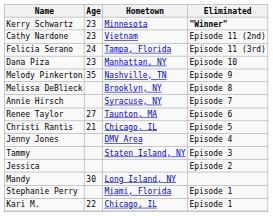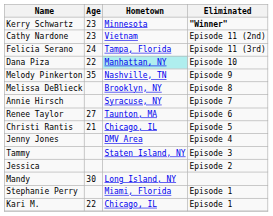(91, 62) 23 -> (91, 62) 22
(135, 62) no background -> (135, 62) paleturquoise background
